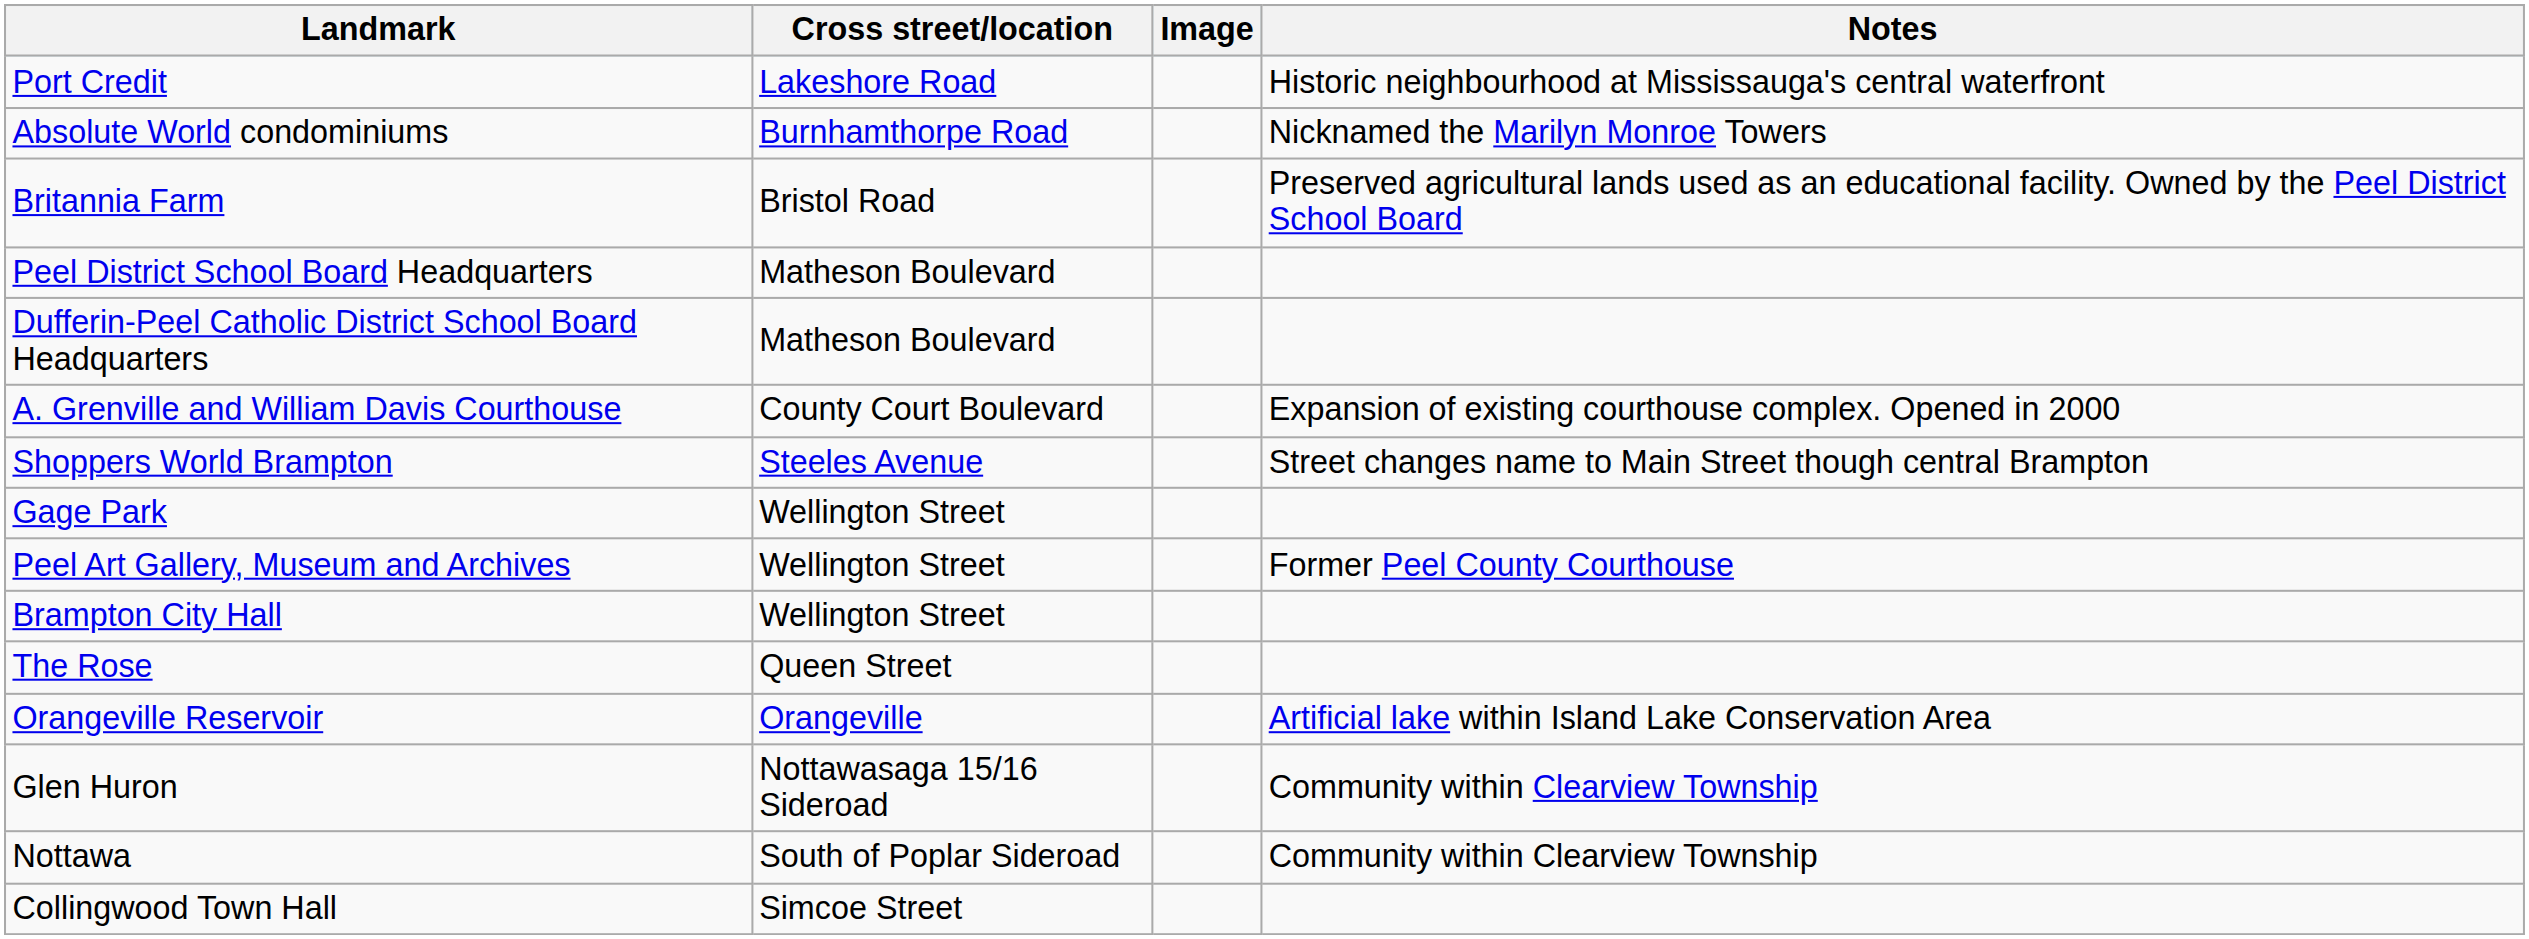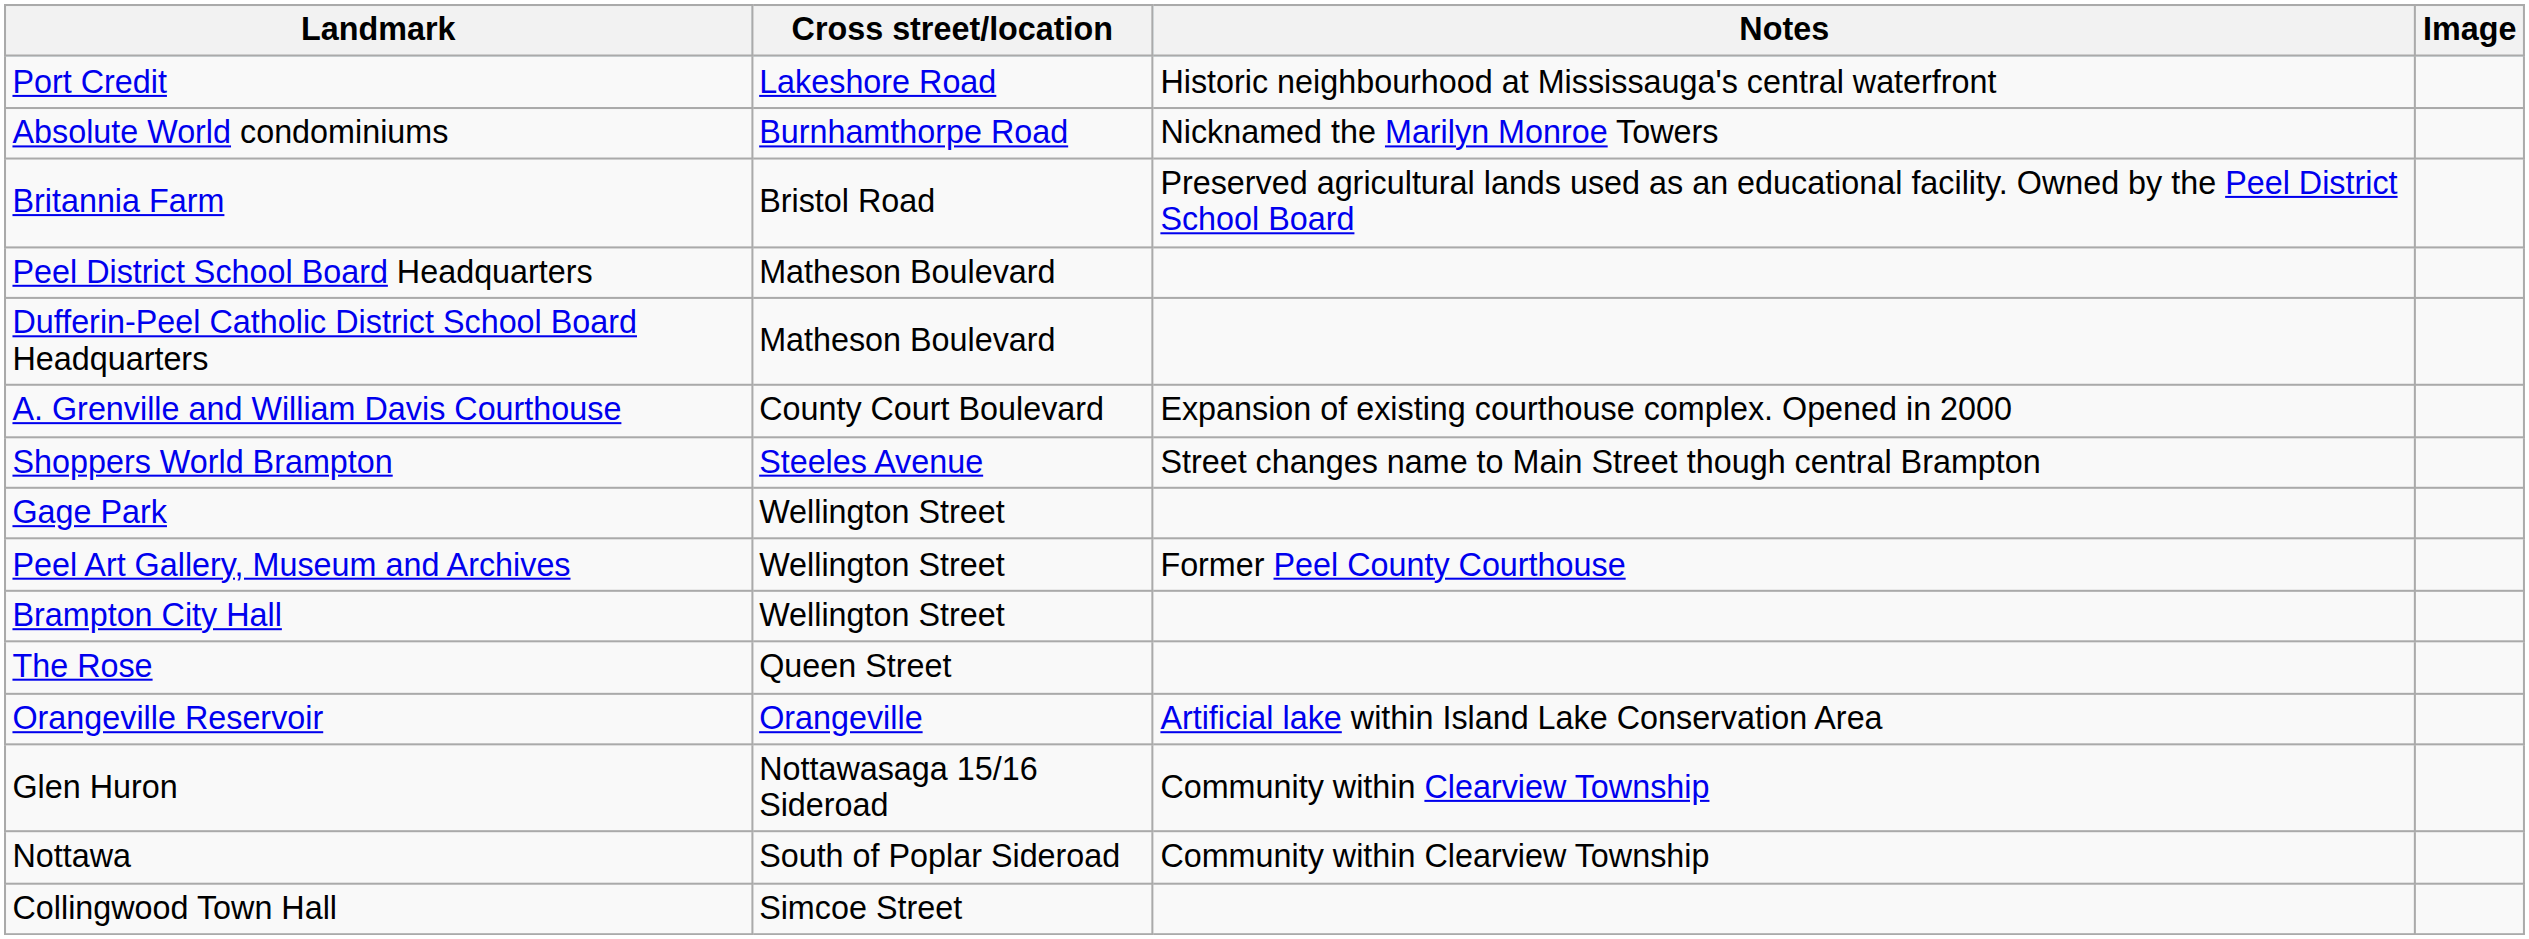columns swapped: (1893, 30) <-> (1207, 30)
